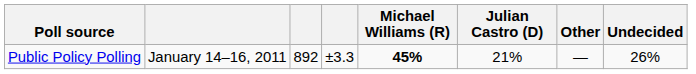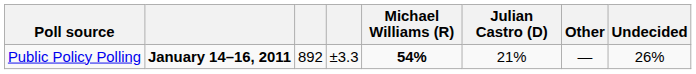(217, 56) normal -> (219, 56) bold
(407, 56) 45% -> (412, 56) 54%
